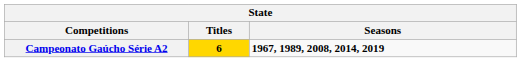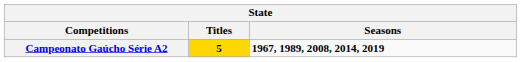(219, 48) 6 -> (219, 48) 5
